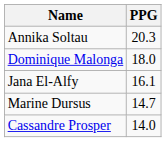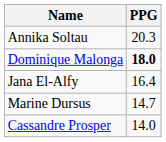(144, 59) normal -> (144, 59) bold
(144, 81) 16.1 -> (144, 81) 16.4
